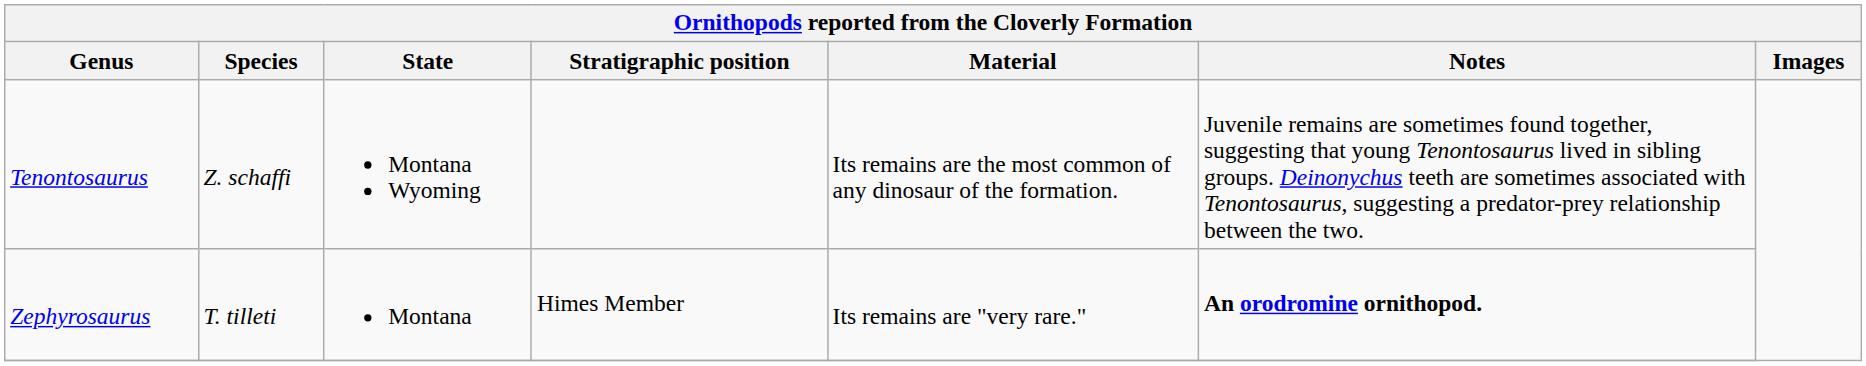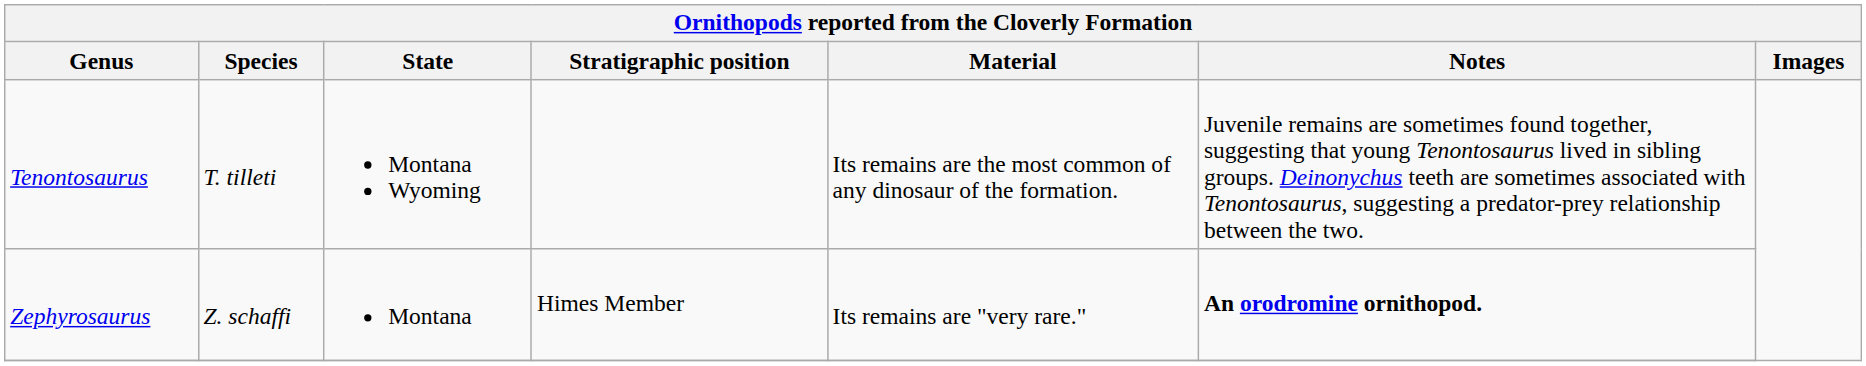(247, 177) Z. schaffi -> (240, 177) T. tilleti
(240, 317) T. tilleti -> (247, 317) Z. schaffi
